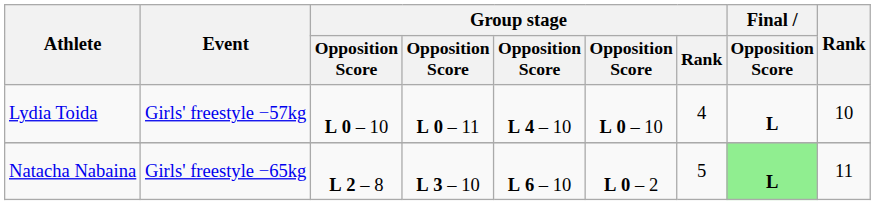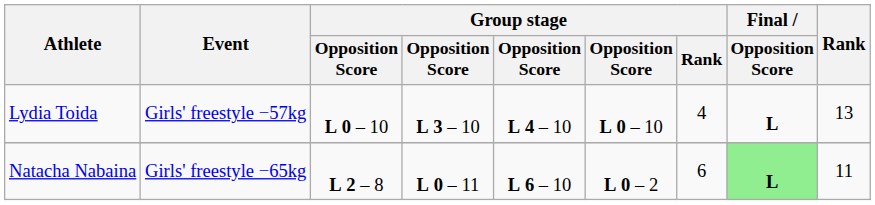(448, 127) L 0 – 11 -> (448, 127) L 3 – 10
(844, 113) 10 -> (844, 113) 13
(448, 184) L 3 – 10 -> (448, 184) L 0 – 11
(702, 171) 5 -> (702, 171) 6
